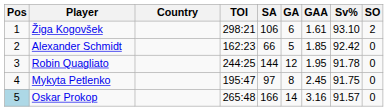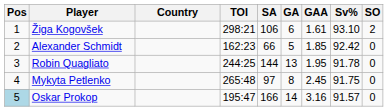(291, 64) 12 -> (291, 64) 13
(239, 81) 195:47 -> (239, 81) 265:48
(239, 98) 265:48 -> (239, 98) 195:47
